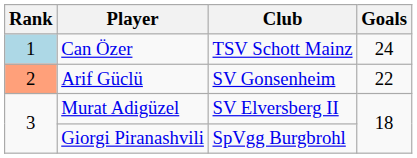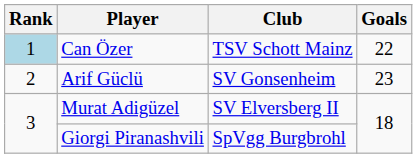(384, 49) 24 -> (384, 49) 22
(31, 78) lightsalmon background -> (31, 78) no background
(384, 78) 22 -> (384, 78) 23
